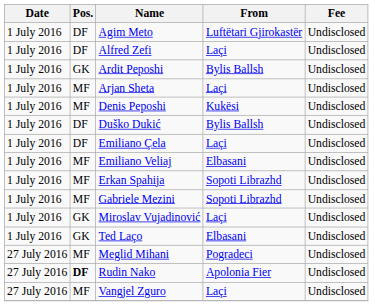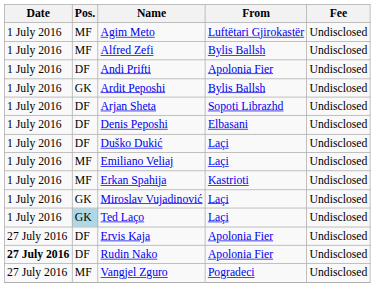(80, 32) DF -> (83, 32) MF
(80, 50) DF -> (83, 50) MF
(216, 50) Laçi -> (237, 50) Bylis Ballsh
+ row: (126, 69)
(81, 87) MF -> (82, 106) DF
(216, 87) Laçi -> (246, 106) Sopoti Librazhd
(81, 106) MF -> (82, 124) DF
(222, 106) Kukësi -> (228, 124) Elbasani
(235, 124) Bylis Ballsh -> (218, 143) Laçi
- row: (132, 143)
(226, 161) Elbasani -> (218, 161) Laçi
(244, 180) Sopoti Librazhd -> (228, 180) Kastrioti
- row: (137, 198)
(81, 236) no background -> (83, 217) lightblue background
(226, 236) Elbasani -> (218, 217) Laçi
+ row: (125, 236)
- row: (134, 254)
(37, 273) normal -> (38, 254) bold
(81, 273) bold -> (82, 254) normal
(216, 291) Laçi -> (231, 273) Pogradeci
